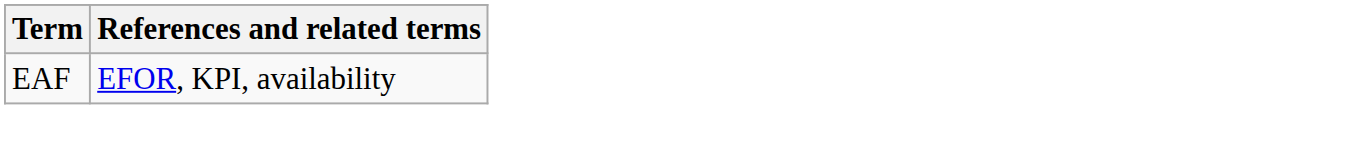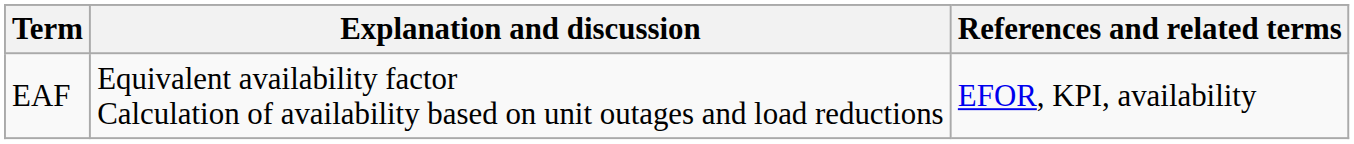+ column: (520, 28)
